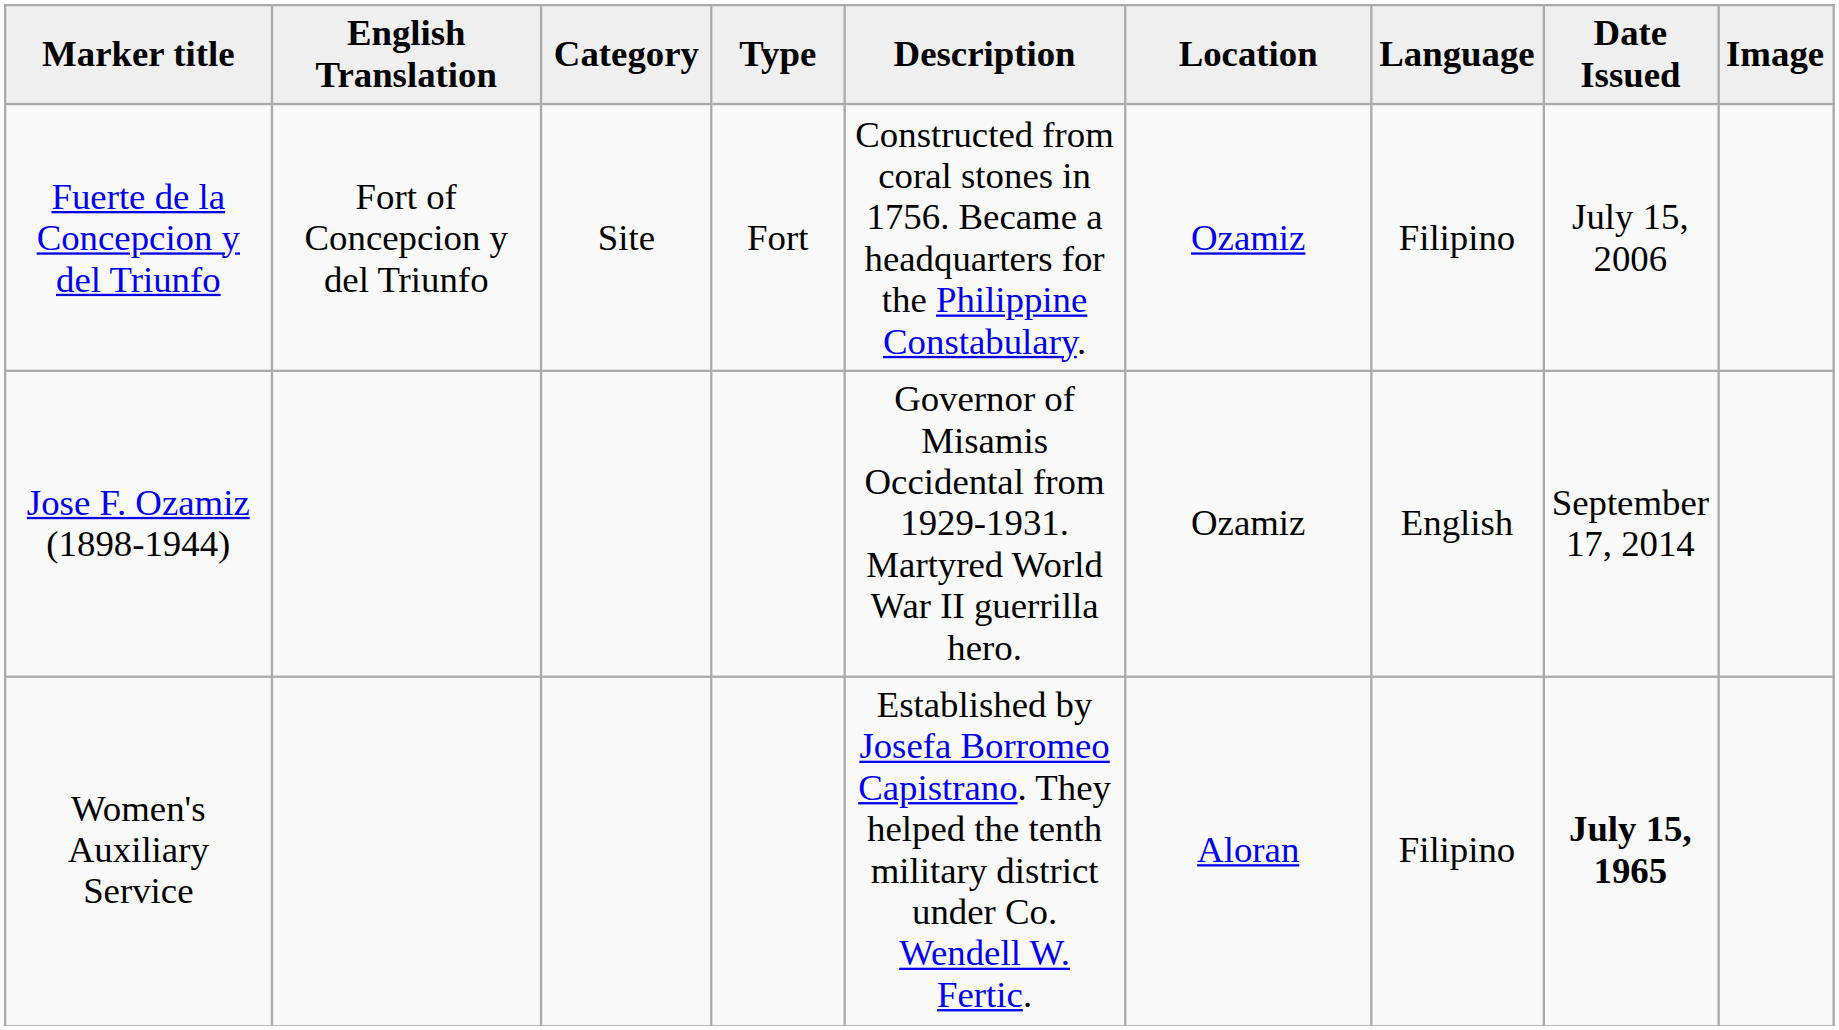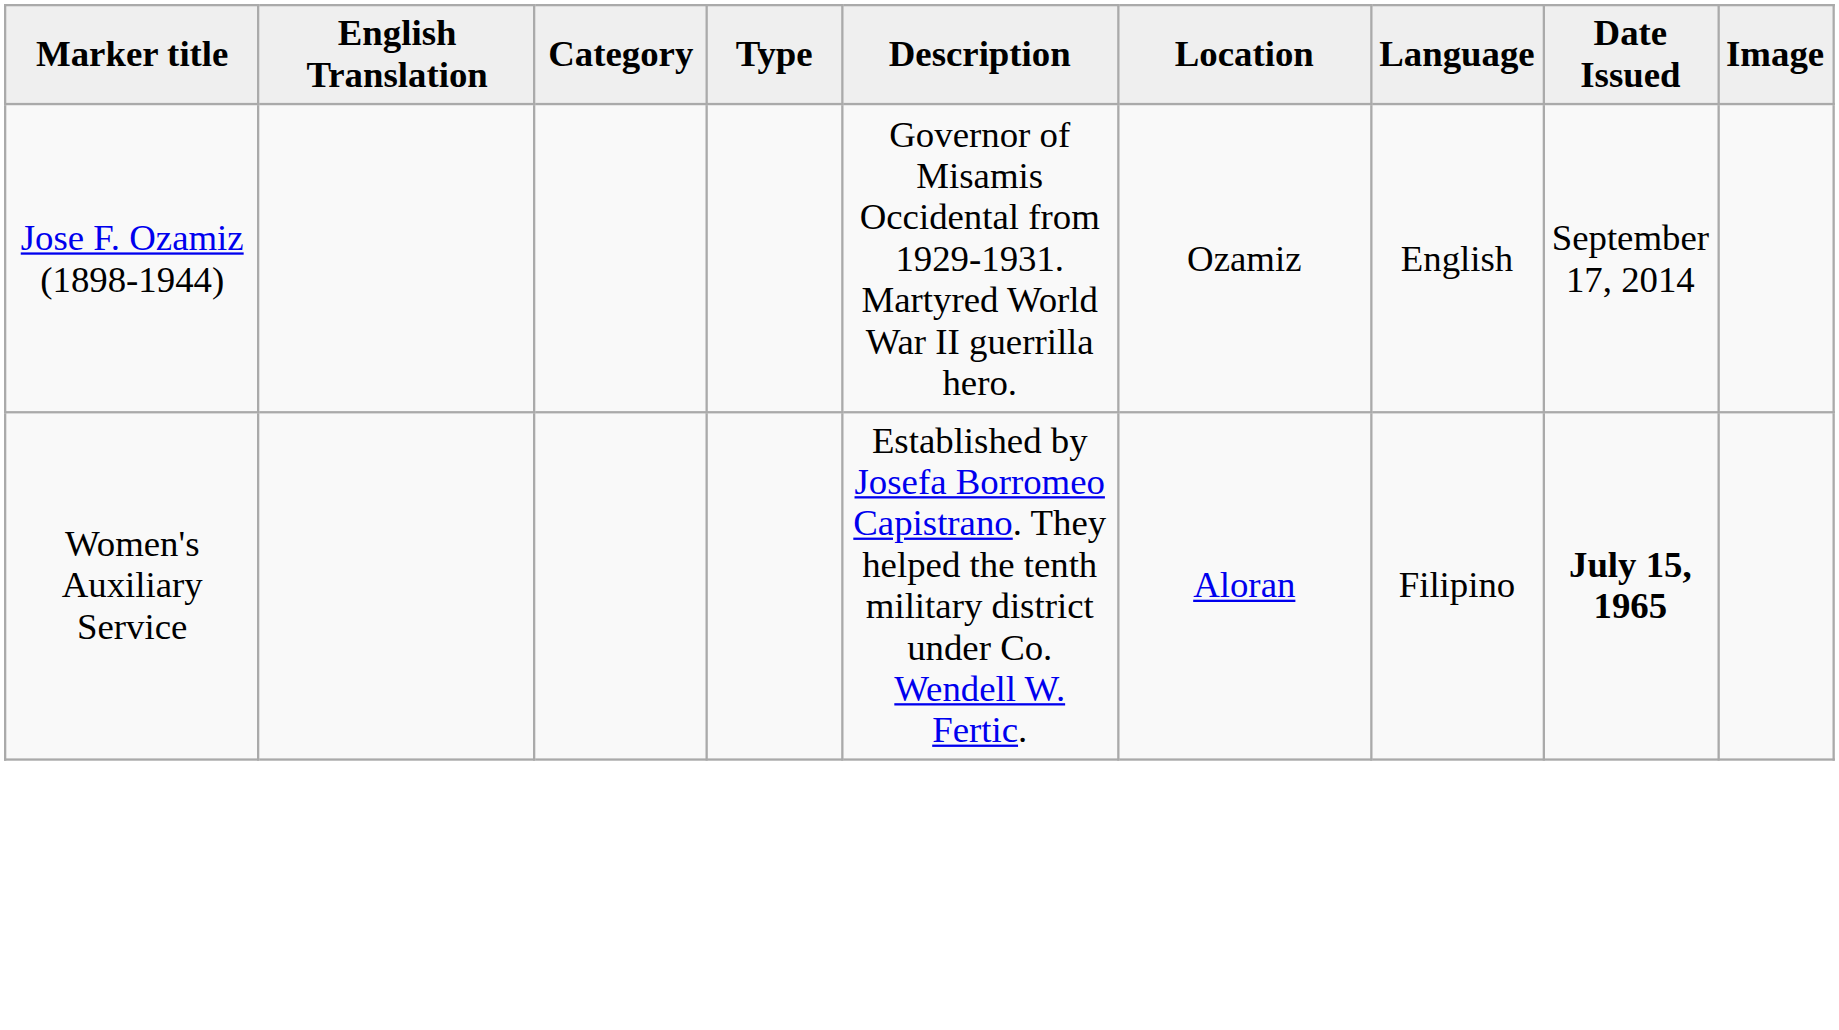- row: (138, 236)
